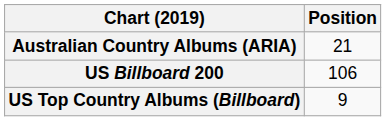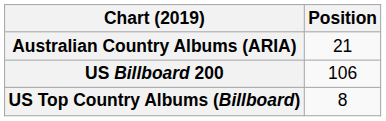(343, 101) 9 -> (343, 101) 8
